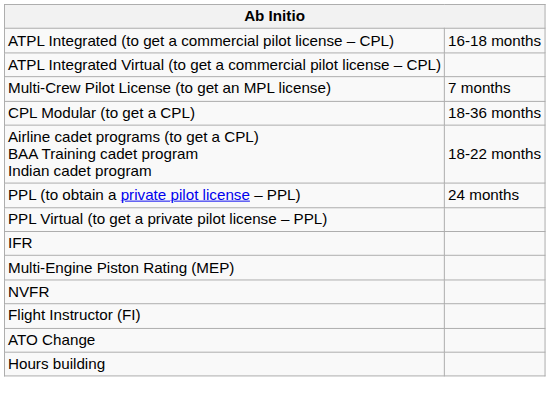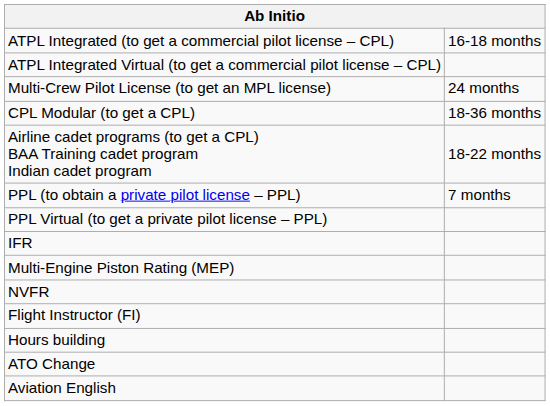(479, 88) 7 months -> (484, 88) 24 months
(484, 195) 24 months -> (479, 195) 7 months
rows swapped: (52, 340) <-> (57, 364)
+ row: (62, 388)
